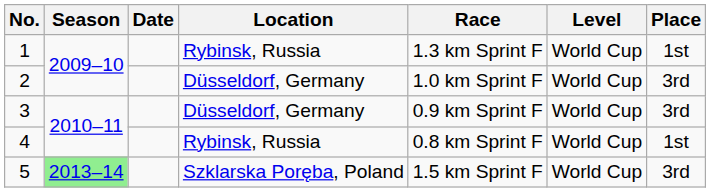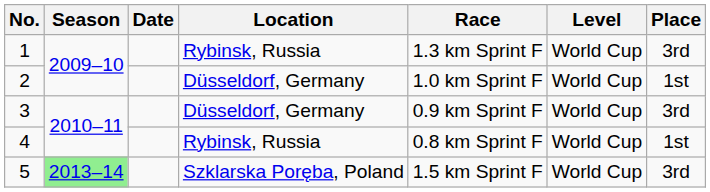(676, 50) 1st -> (676, 50) 3rd
(676, 80) 3rd -> (676, 80) 1st
